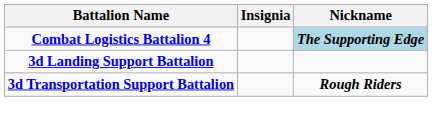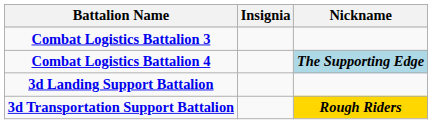+ row: (121, 38)
(361, 84) no background -> (361, 107) gold background
